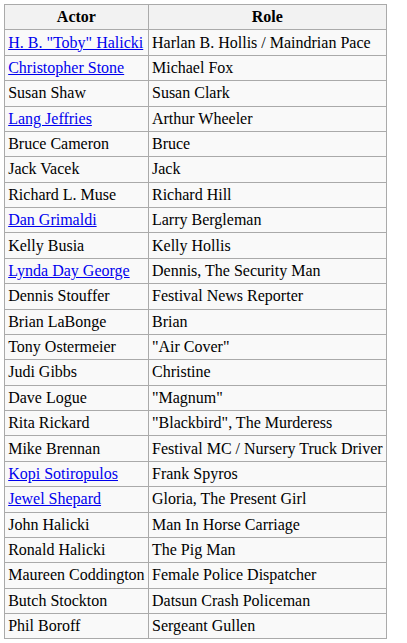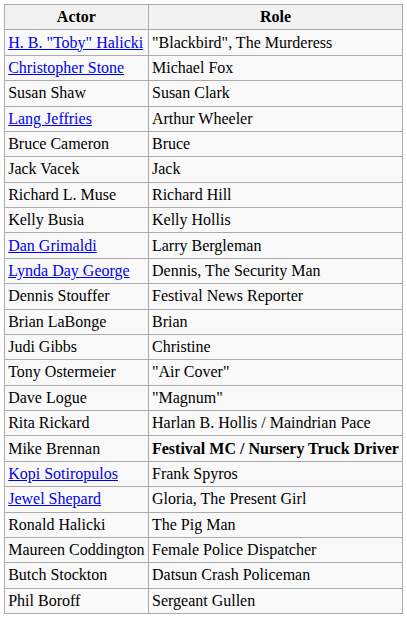(261, 42) Harlan B. Hollis / Maindrian Pace -> (242, 42) "Blackbird", The Murderess
rows swapped: (52, 220) <-> (46, 245)
rows swapped: (43, 372) <-> (62, 347)
(242, 423) "Blackbird", The Murderess -> (261, 423) Harlan B. Hollis / Maindrian Pace
(267, 448) normal -> (275, 448) bold
- row: (49, 524)
